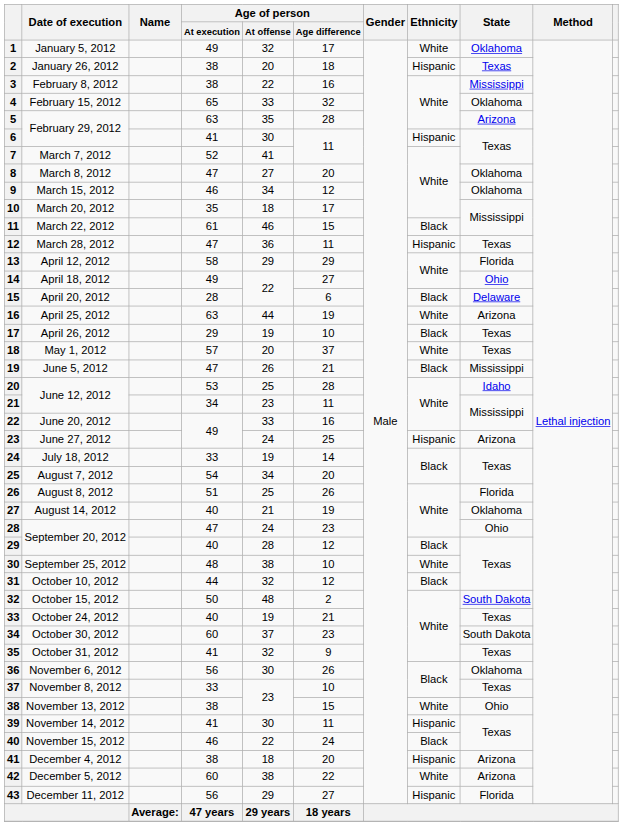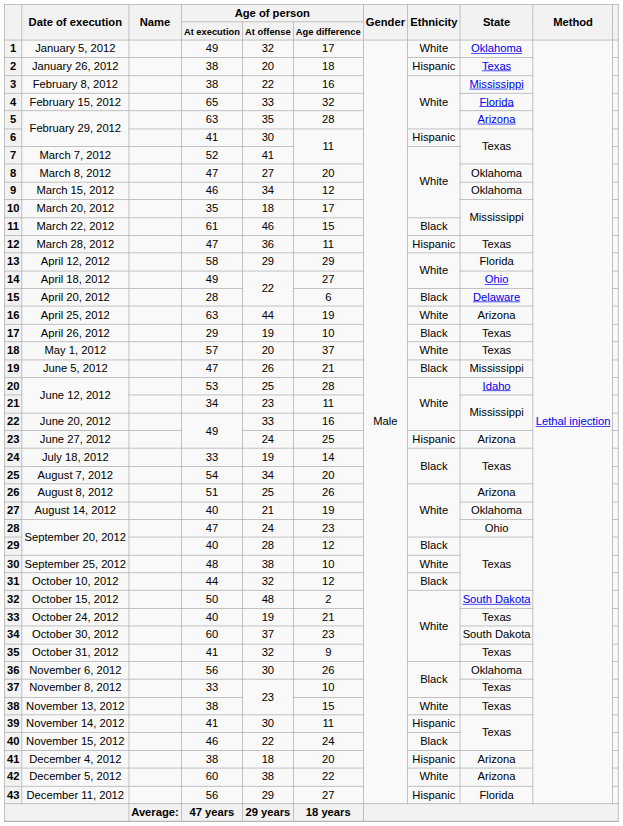(497, 102) Oklahoma -> (497, 102) Florida
(497, 492) Florida -> (497, 492) Arizona
(497, 706) Ohio -> (497, 706) Texas
